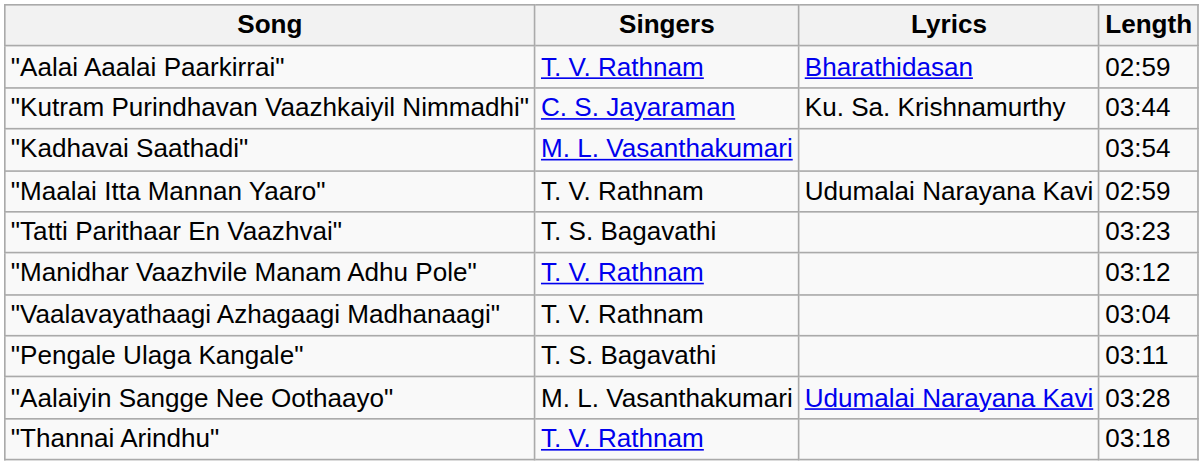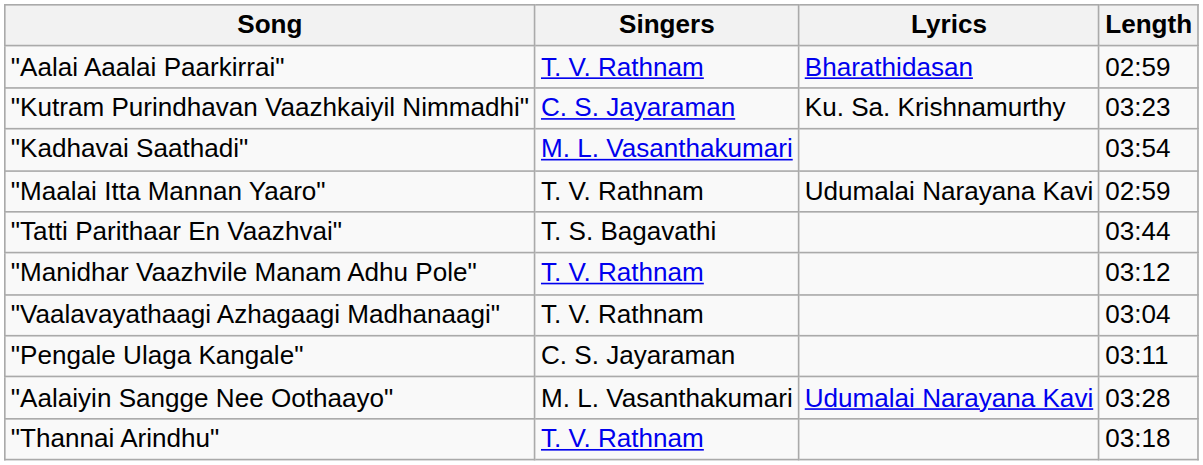(1138, 107) 03:44 -> (1138, 107) 03:23
(1138, 231) 03:23 -> (1138, 231) 03:44
(629, 356) T. S. Bagavathi -> (638, 356) C. S. Jayaraman
